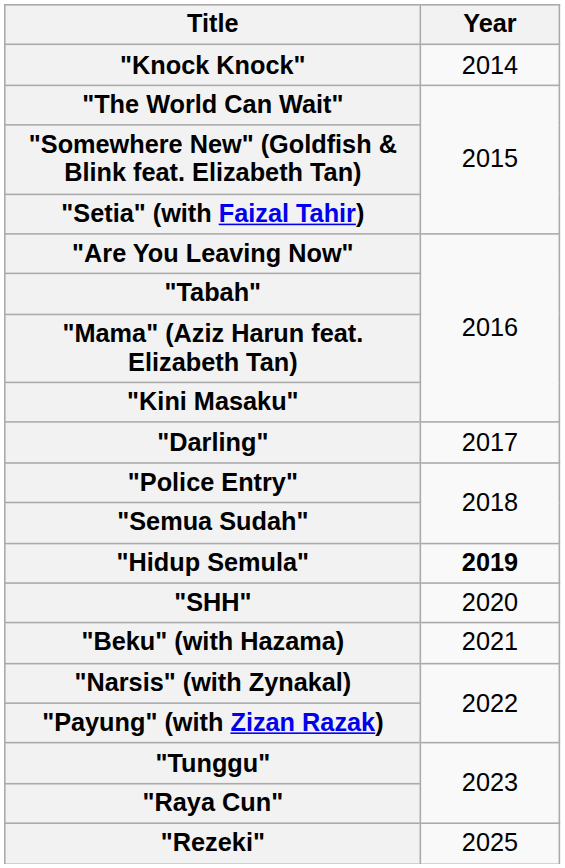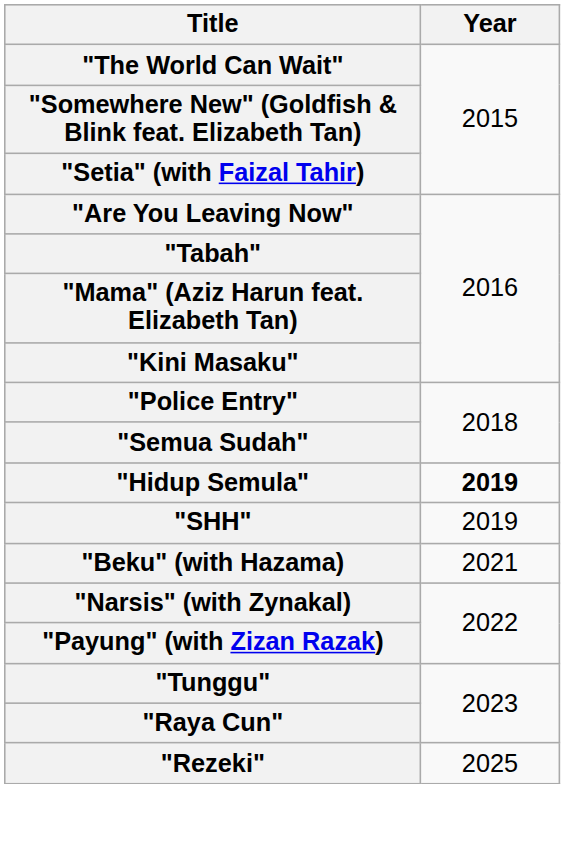- row: (213, 64)
- row: (213, 442)
(490, 602) 2020 -> (490, 522) 2019
